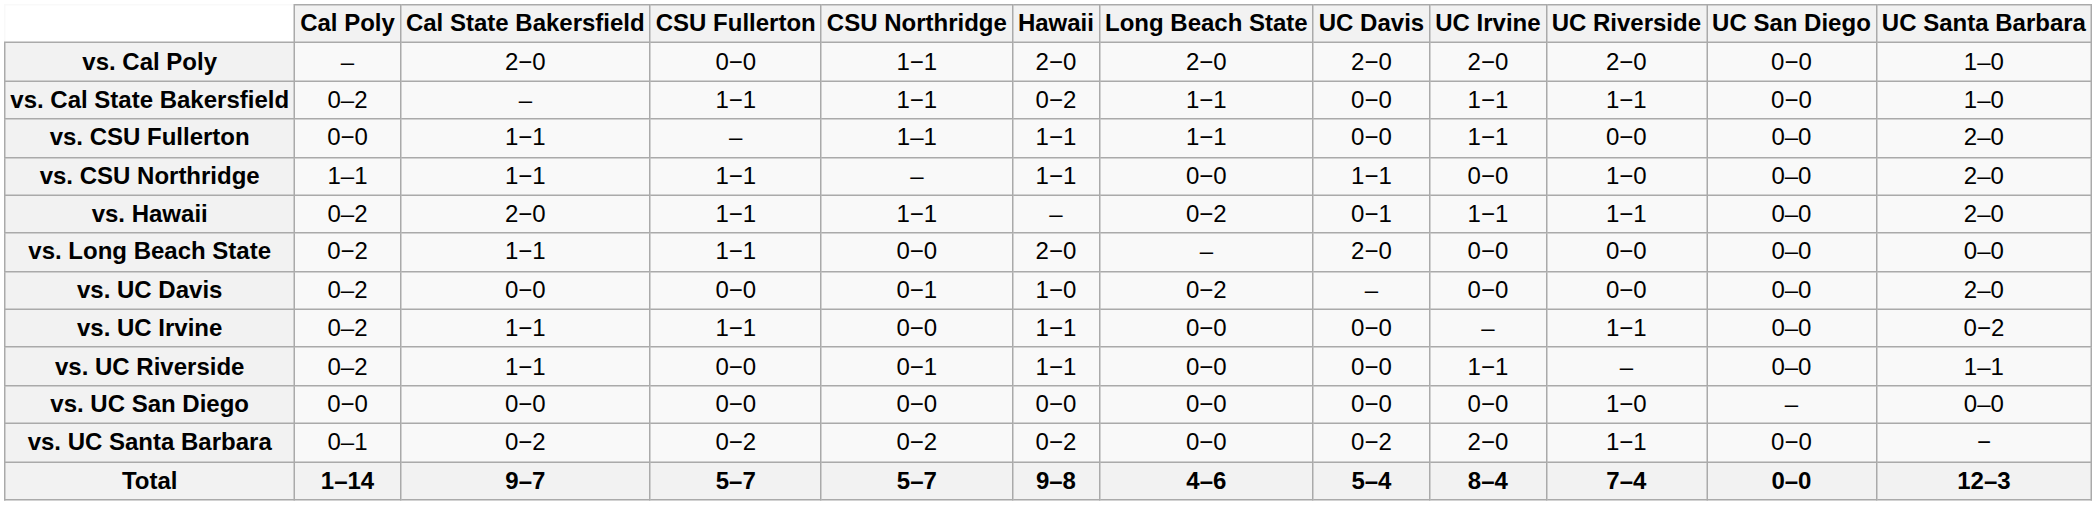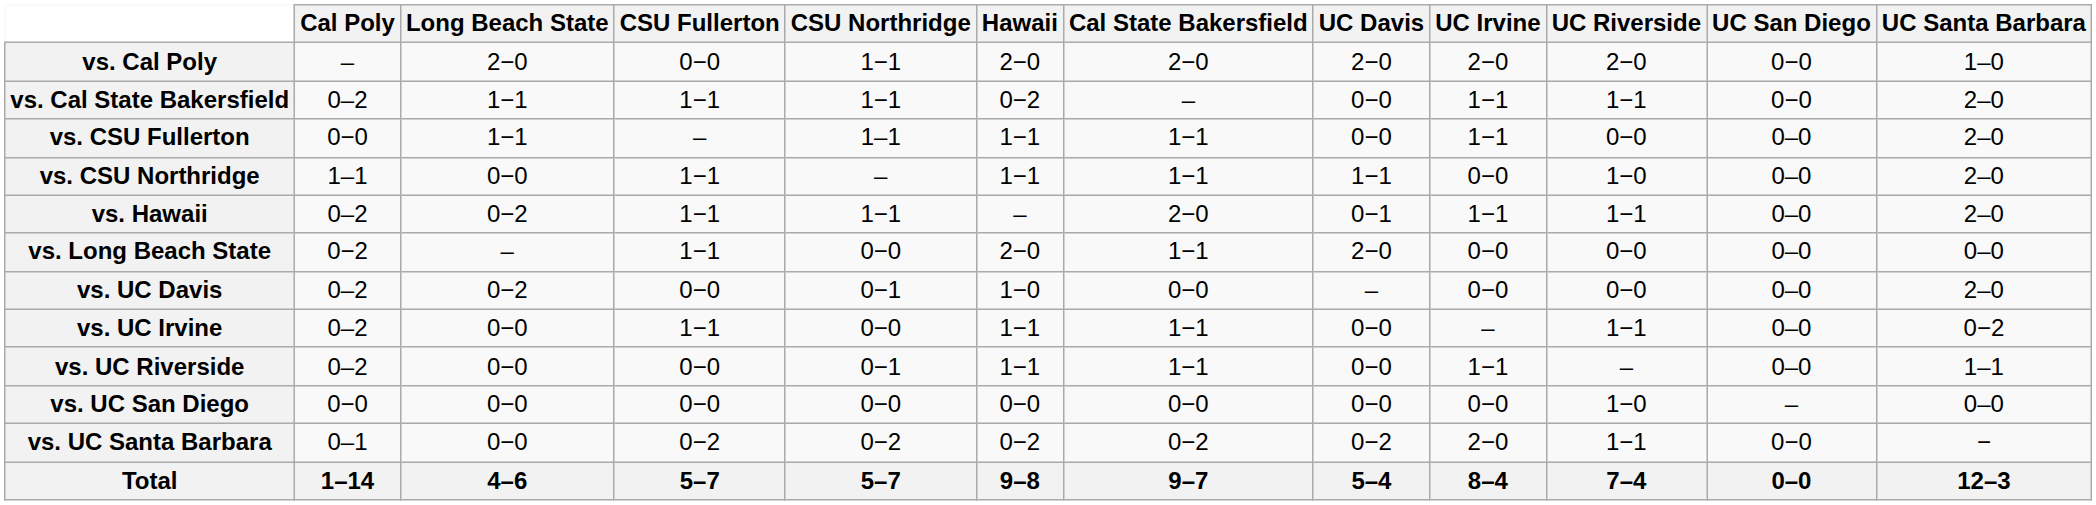columns swapped: (525, 23) <-> (1206, 23)
(1984, 99) 1–0 -> (1984, 99) 2–0
